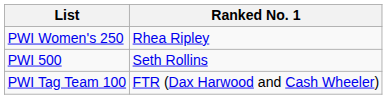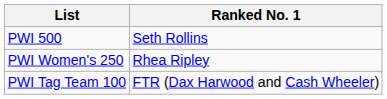rows swapped: (35, 60) <-> (66, 37)
